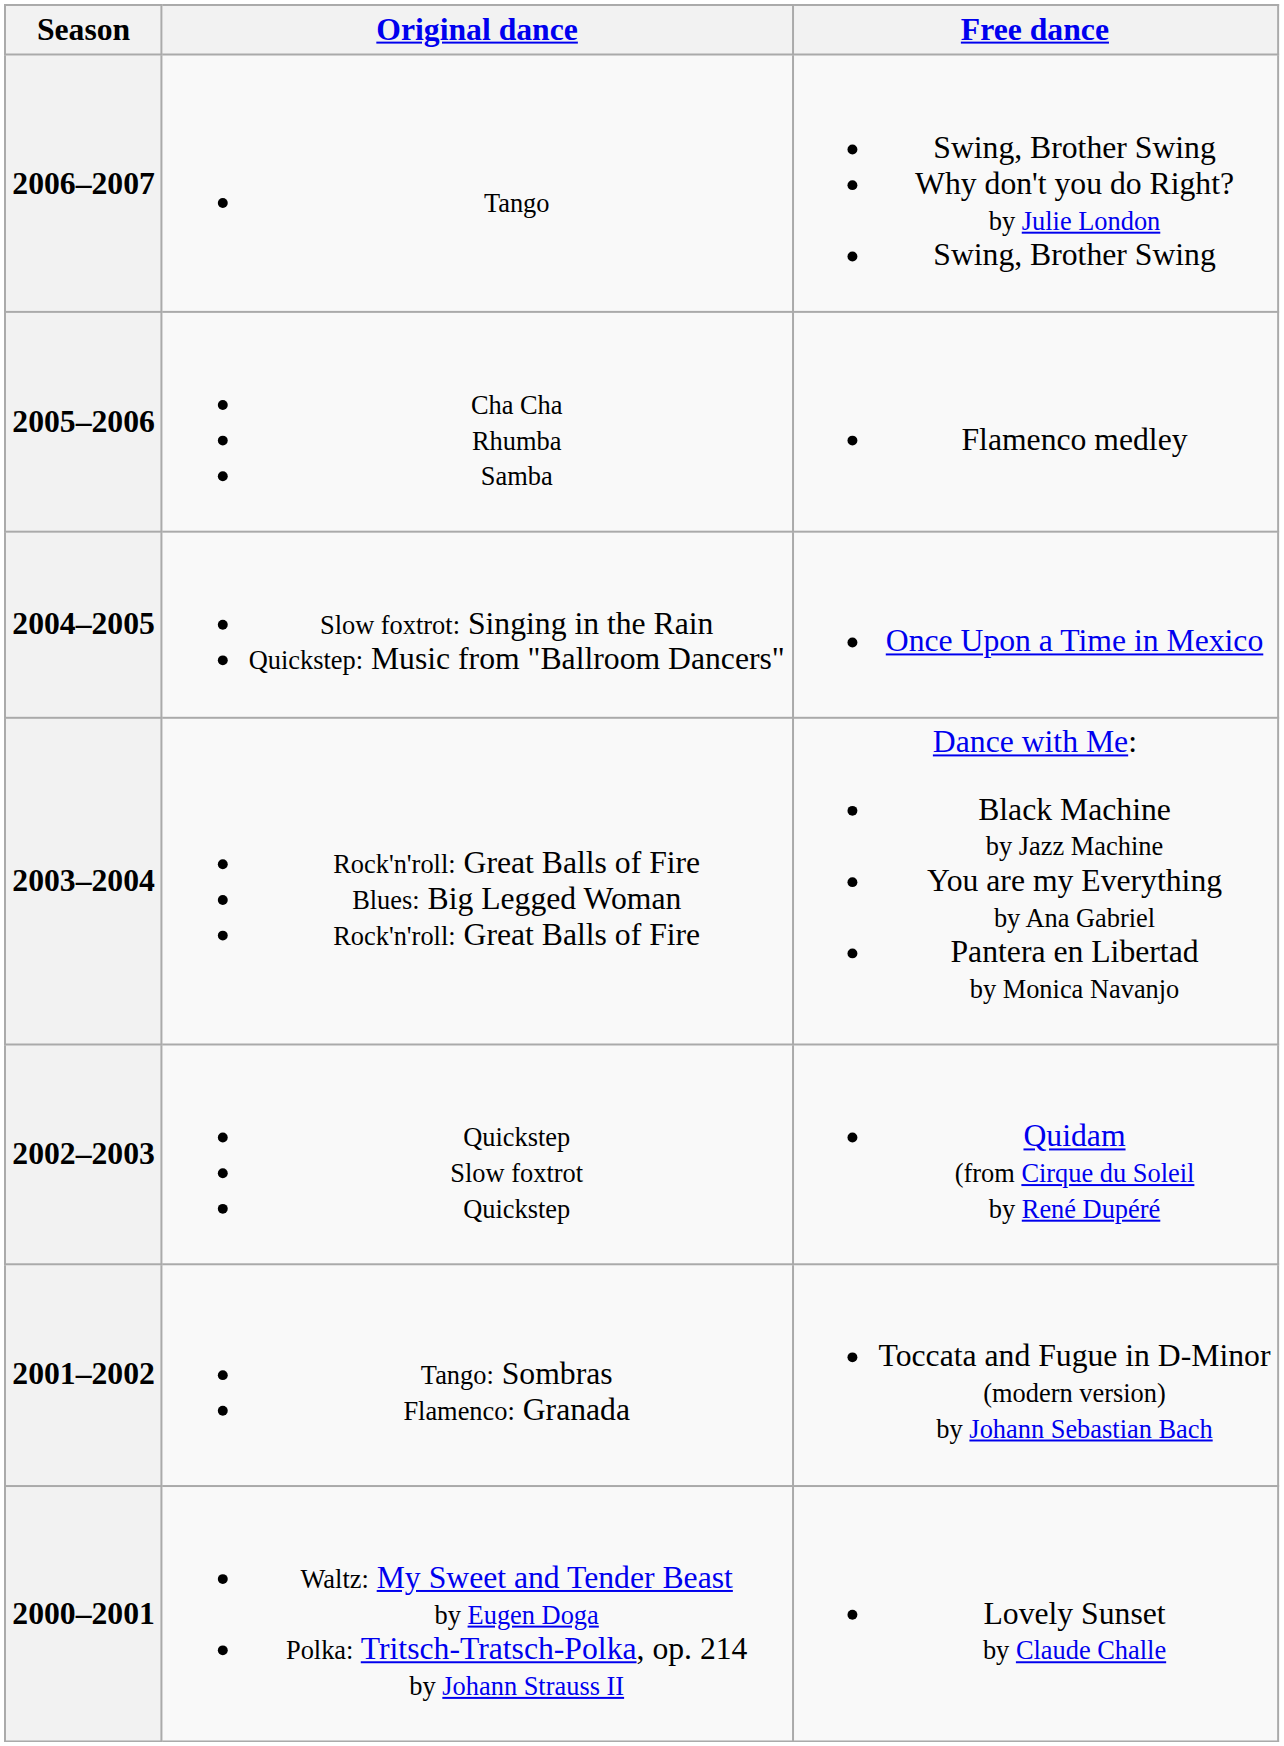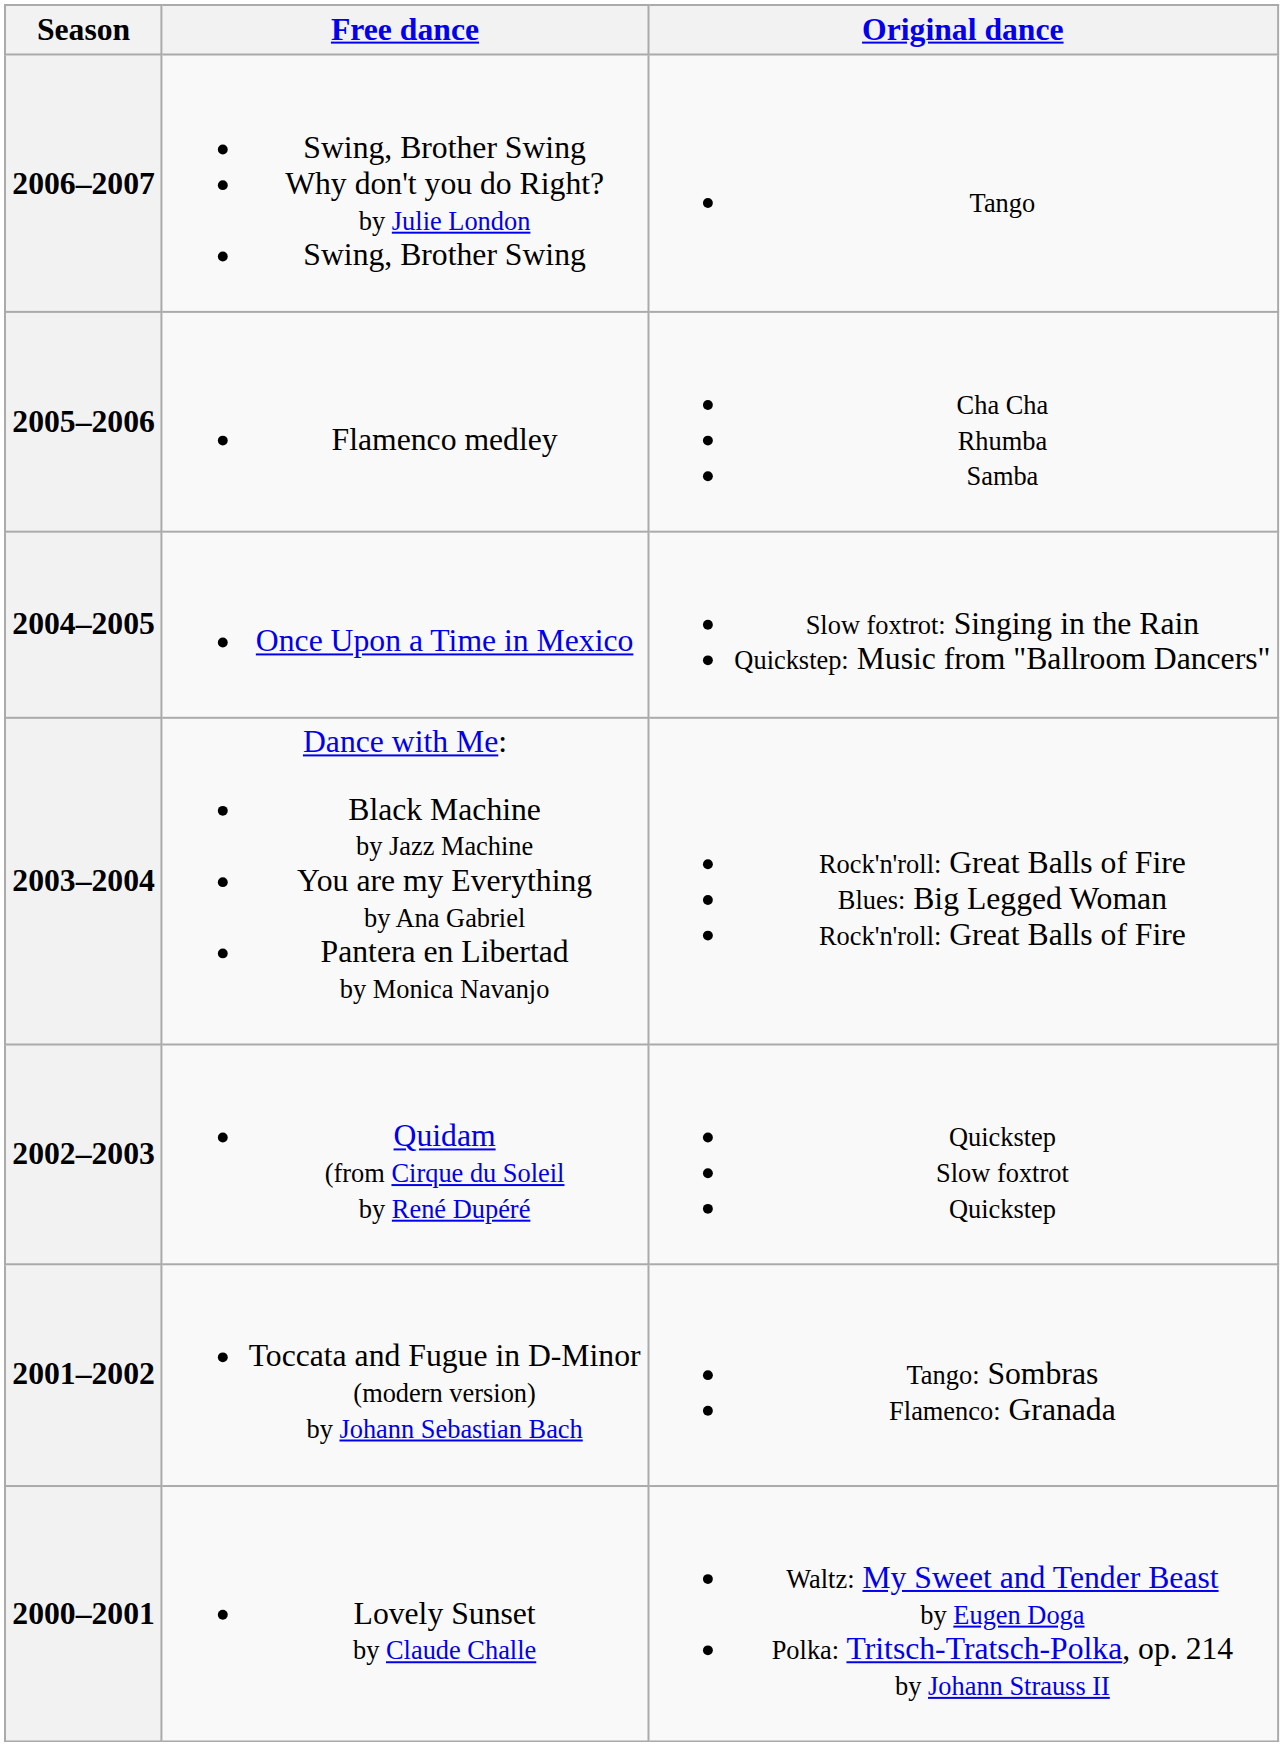columns swapped: (477, 29) <-> (1035, 29)
